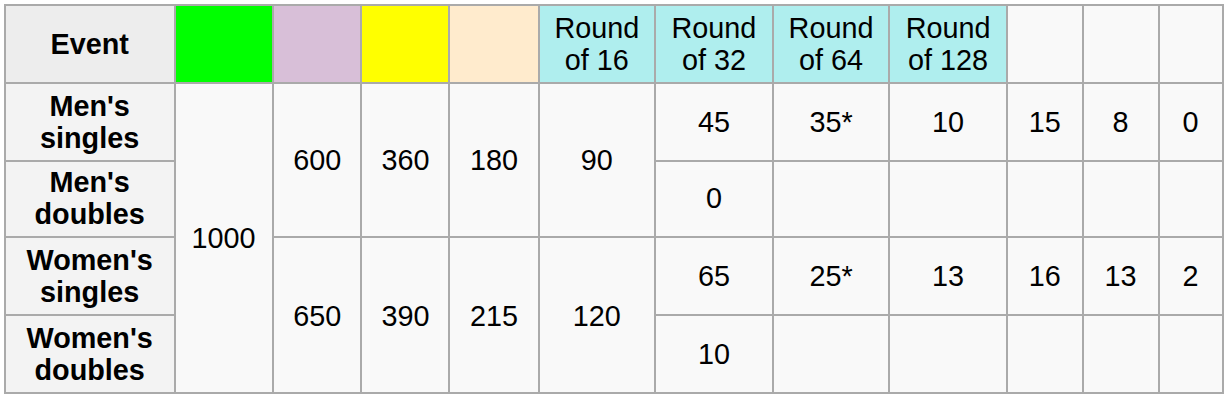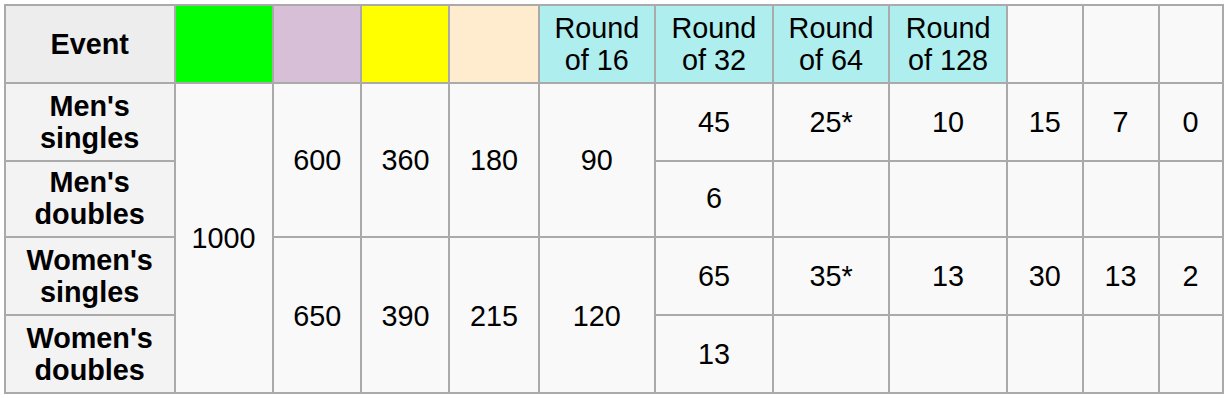(831, 122) 35* -> (831, 122) 25*
(1121, 122) 8 -> (1121, 122) 7
(714, 199) 0 -> (714, 199) 6
(831, 277) 25* -> (831, 277) 35*
(1045, 277) 16 -> (1045, 277) 30
(714, 354) 10 -> (714, 354) 13
